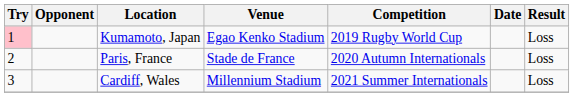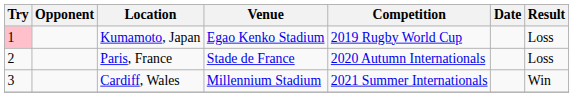(541, 80) Loss -> (539, 80) Win
